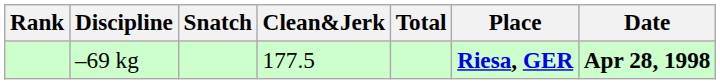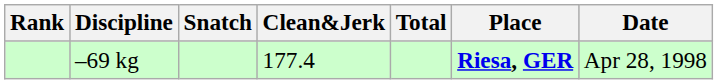(289, 59) 177.5 -> (289, 59) 177.4
(647, 59) bold -> (645, 59) normal
